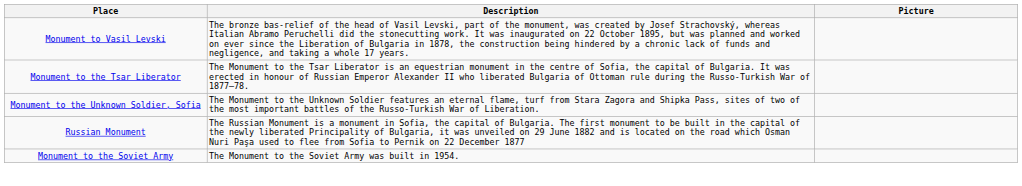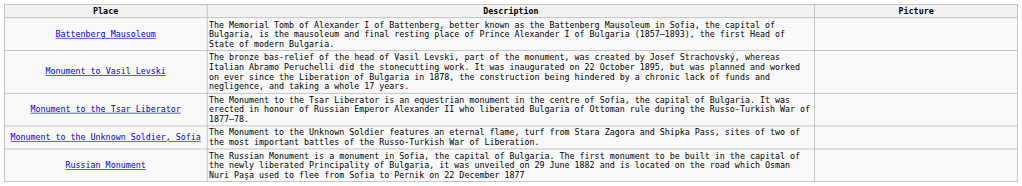+ row: (106, 34)
- row: (106, 156)
